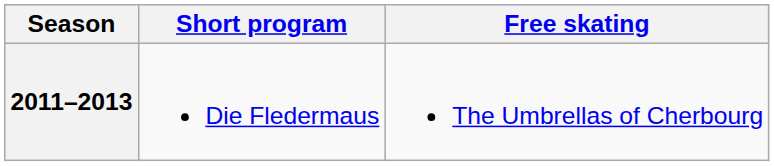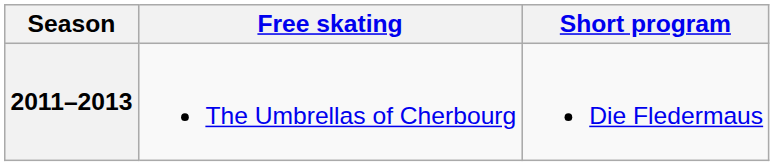columns swapped: (262, 24) <-> (577, 24)
